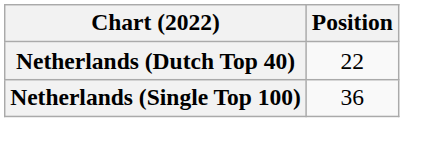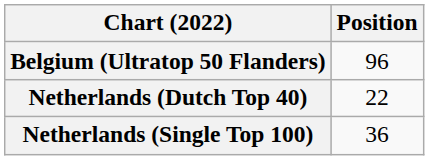+ row: (168, 60)
